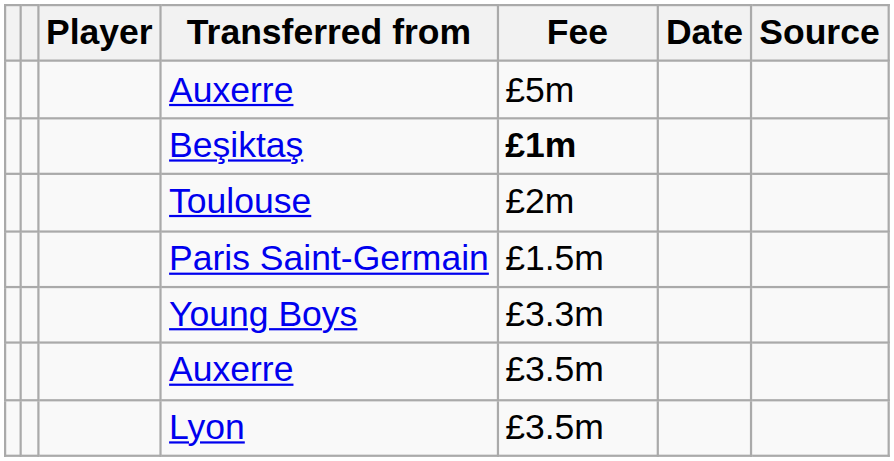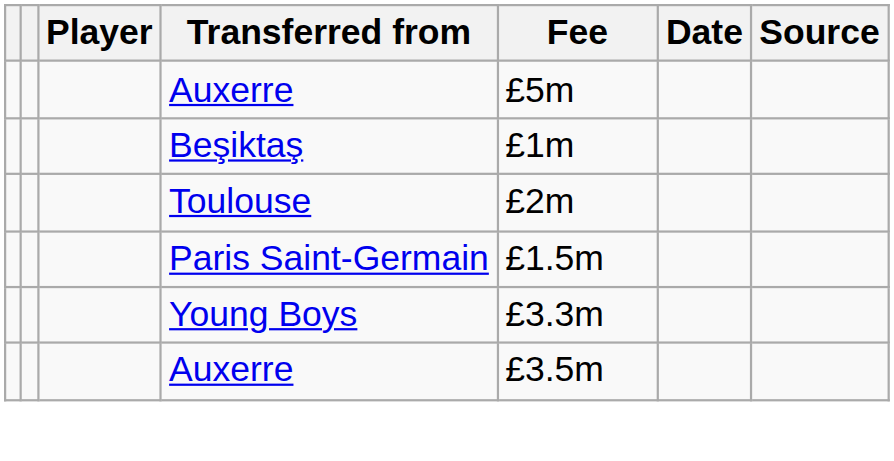(541, 145) bold -> (540, 145) normal
- row: (13, 428)
